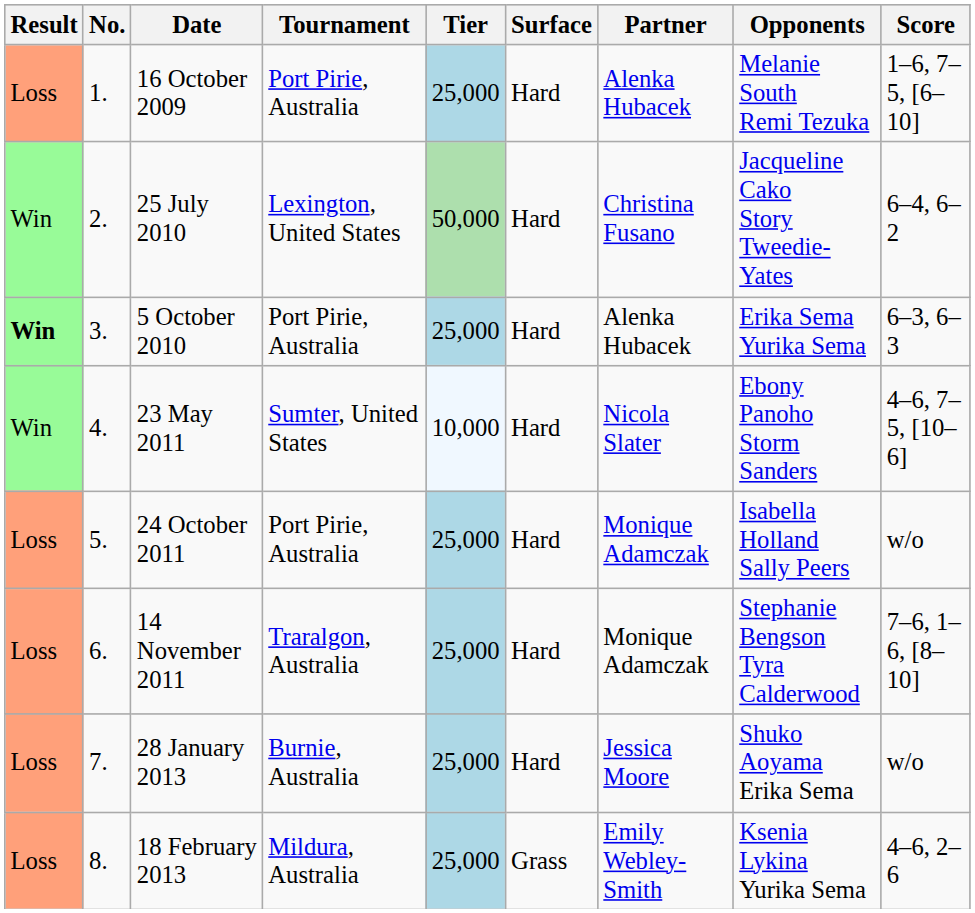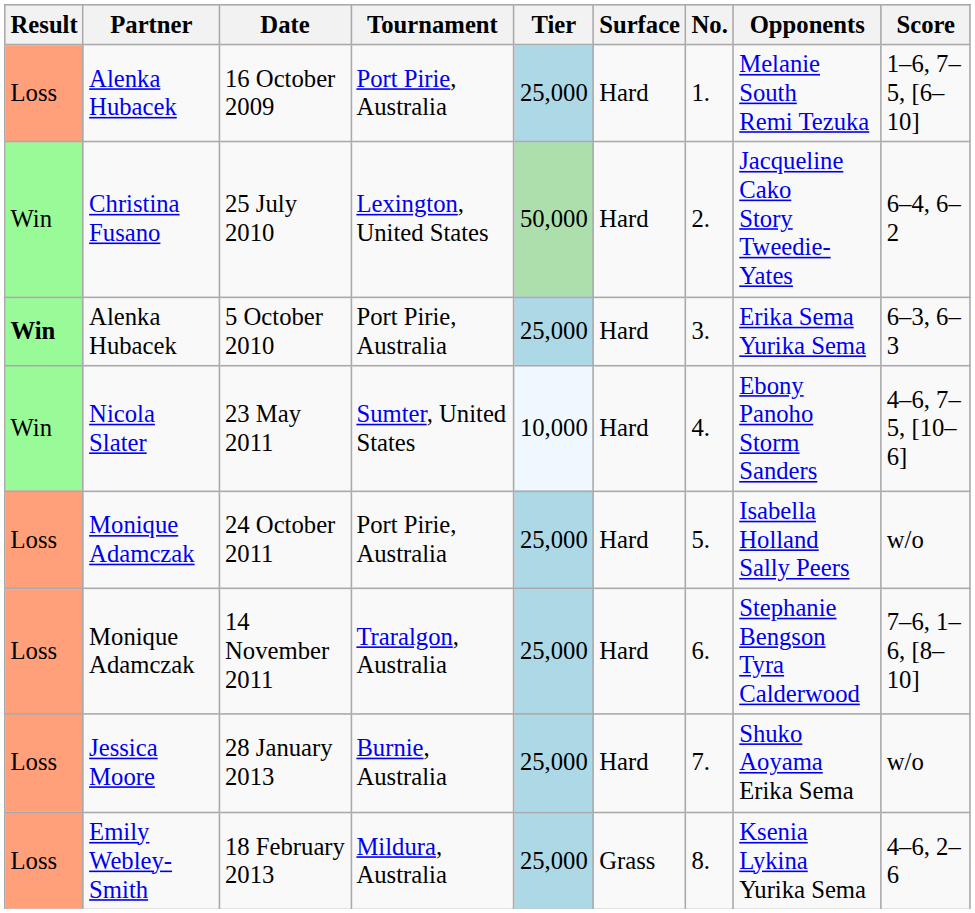columns swapped: (107, 24) <-> (666, 24)
